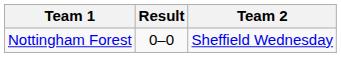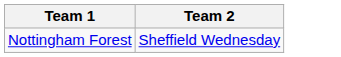- column: (162, 16)
